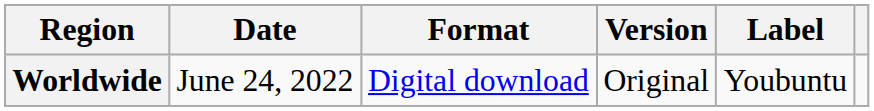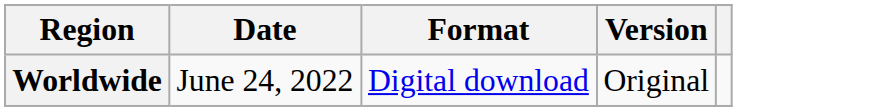- column: (785, 29)
